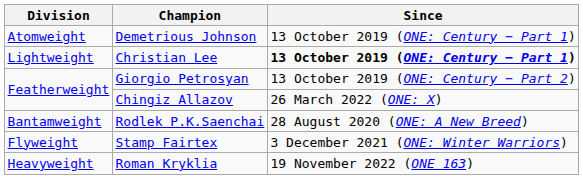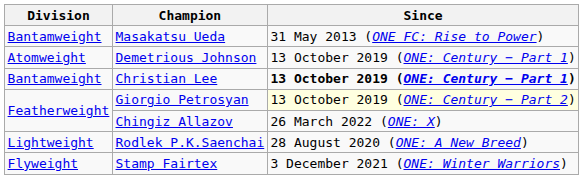+ row: (170, 36)
(51, 57) Lightweight -> (55, 79) Bantamweight
(423, 79) no background -> (423, 100) lightyellow background
(55, 121) Bantamweight -> (51, 142) Lightweight
- row: (166, 163)
